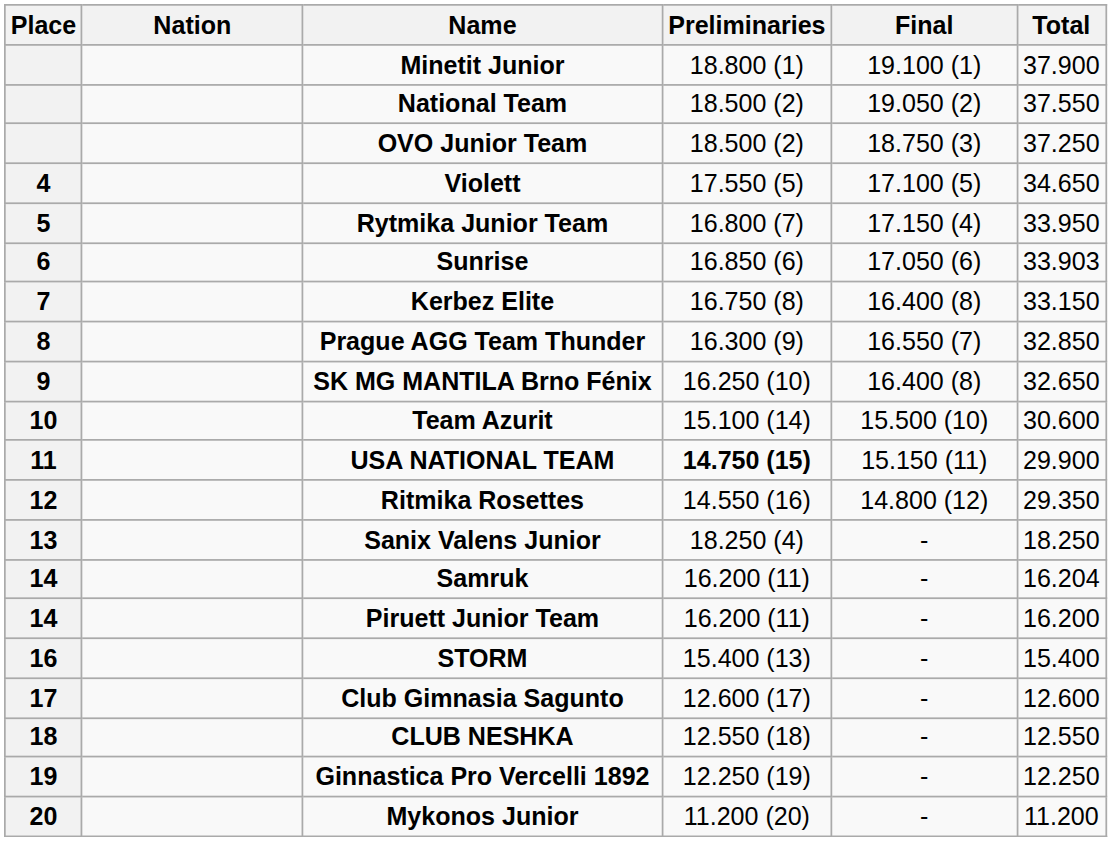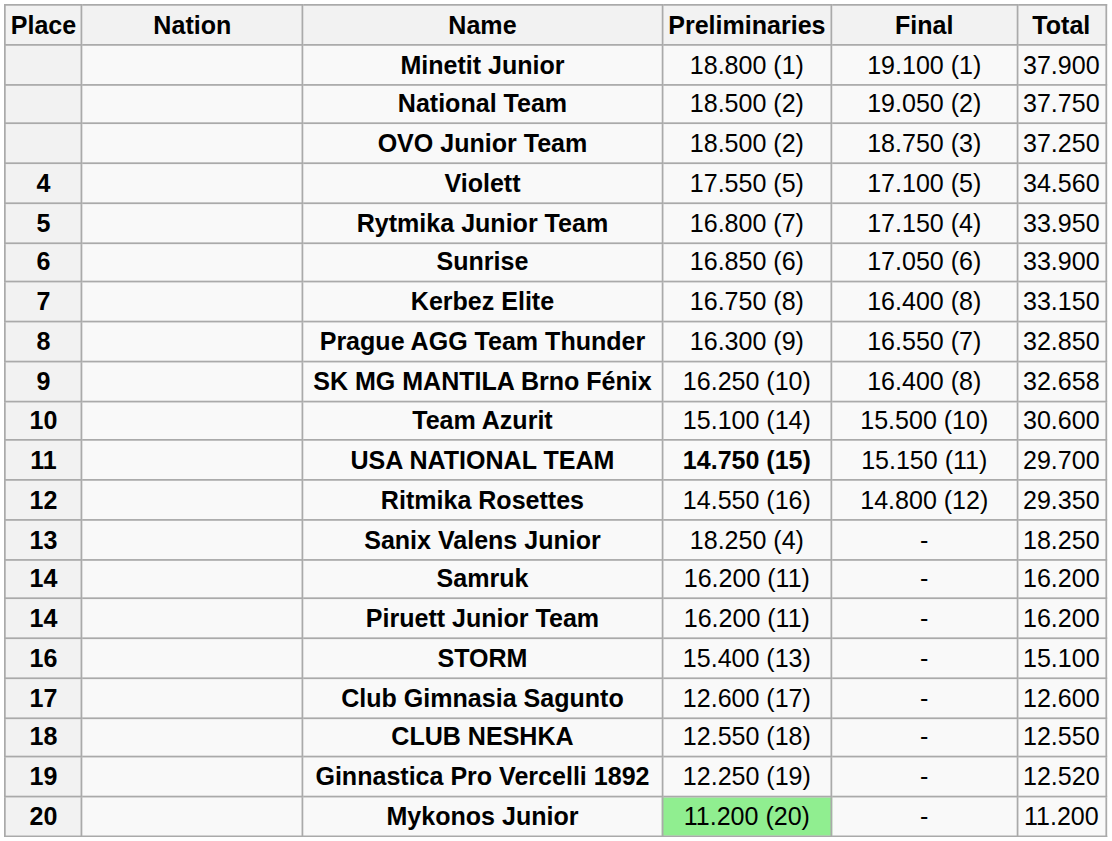(1061, 104) 37.550 -> (1061, 104) 37.750
(1061, 183) 34.650 -> (1061, 183) 34.560
(1061, 263) 33.903 -> (1061, 263) 33.900
(1061, 381) 32.650 -> (1061, 381) 32.658
(1061, 460) 29.900 -> (1061, 460) 29.700
(1061, 579) 16.204 -> (1061, 579) 16.200
(1061, 658) 15.400 -> (1061, 658) 15.100
(1061, 777) 12.250 -> (1061, 777) 12.520
(747, 817) no background -> (747, 817) lightgreen background
